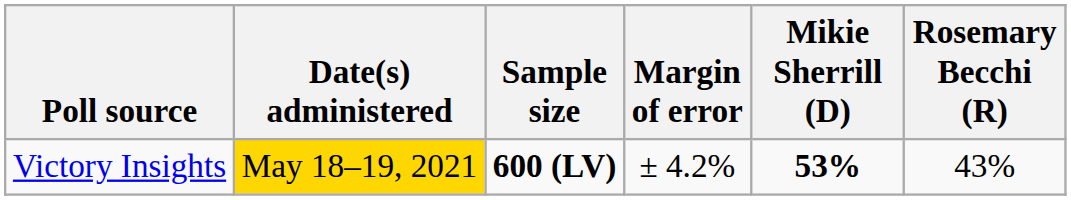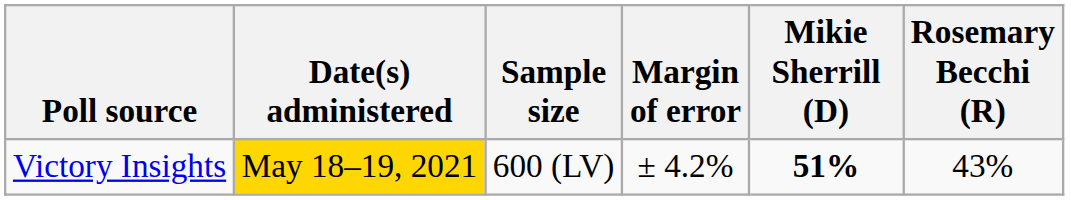(555, 165) bold -> (554, 165) normal
(828, 165) 53% -> (826, 165) 51%
